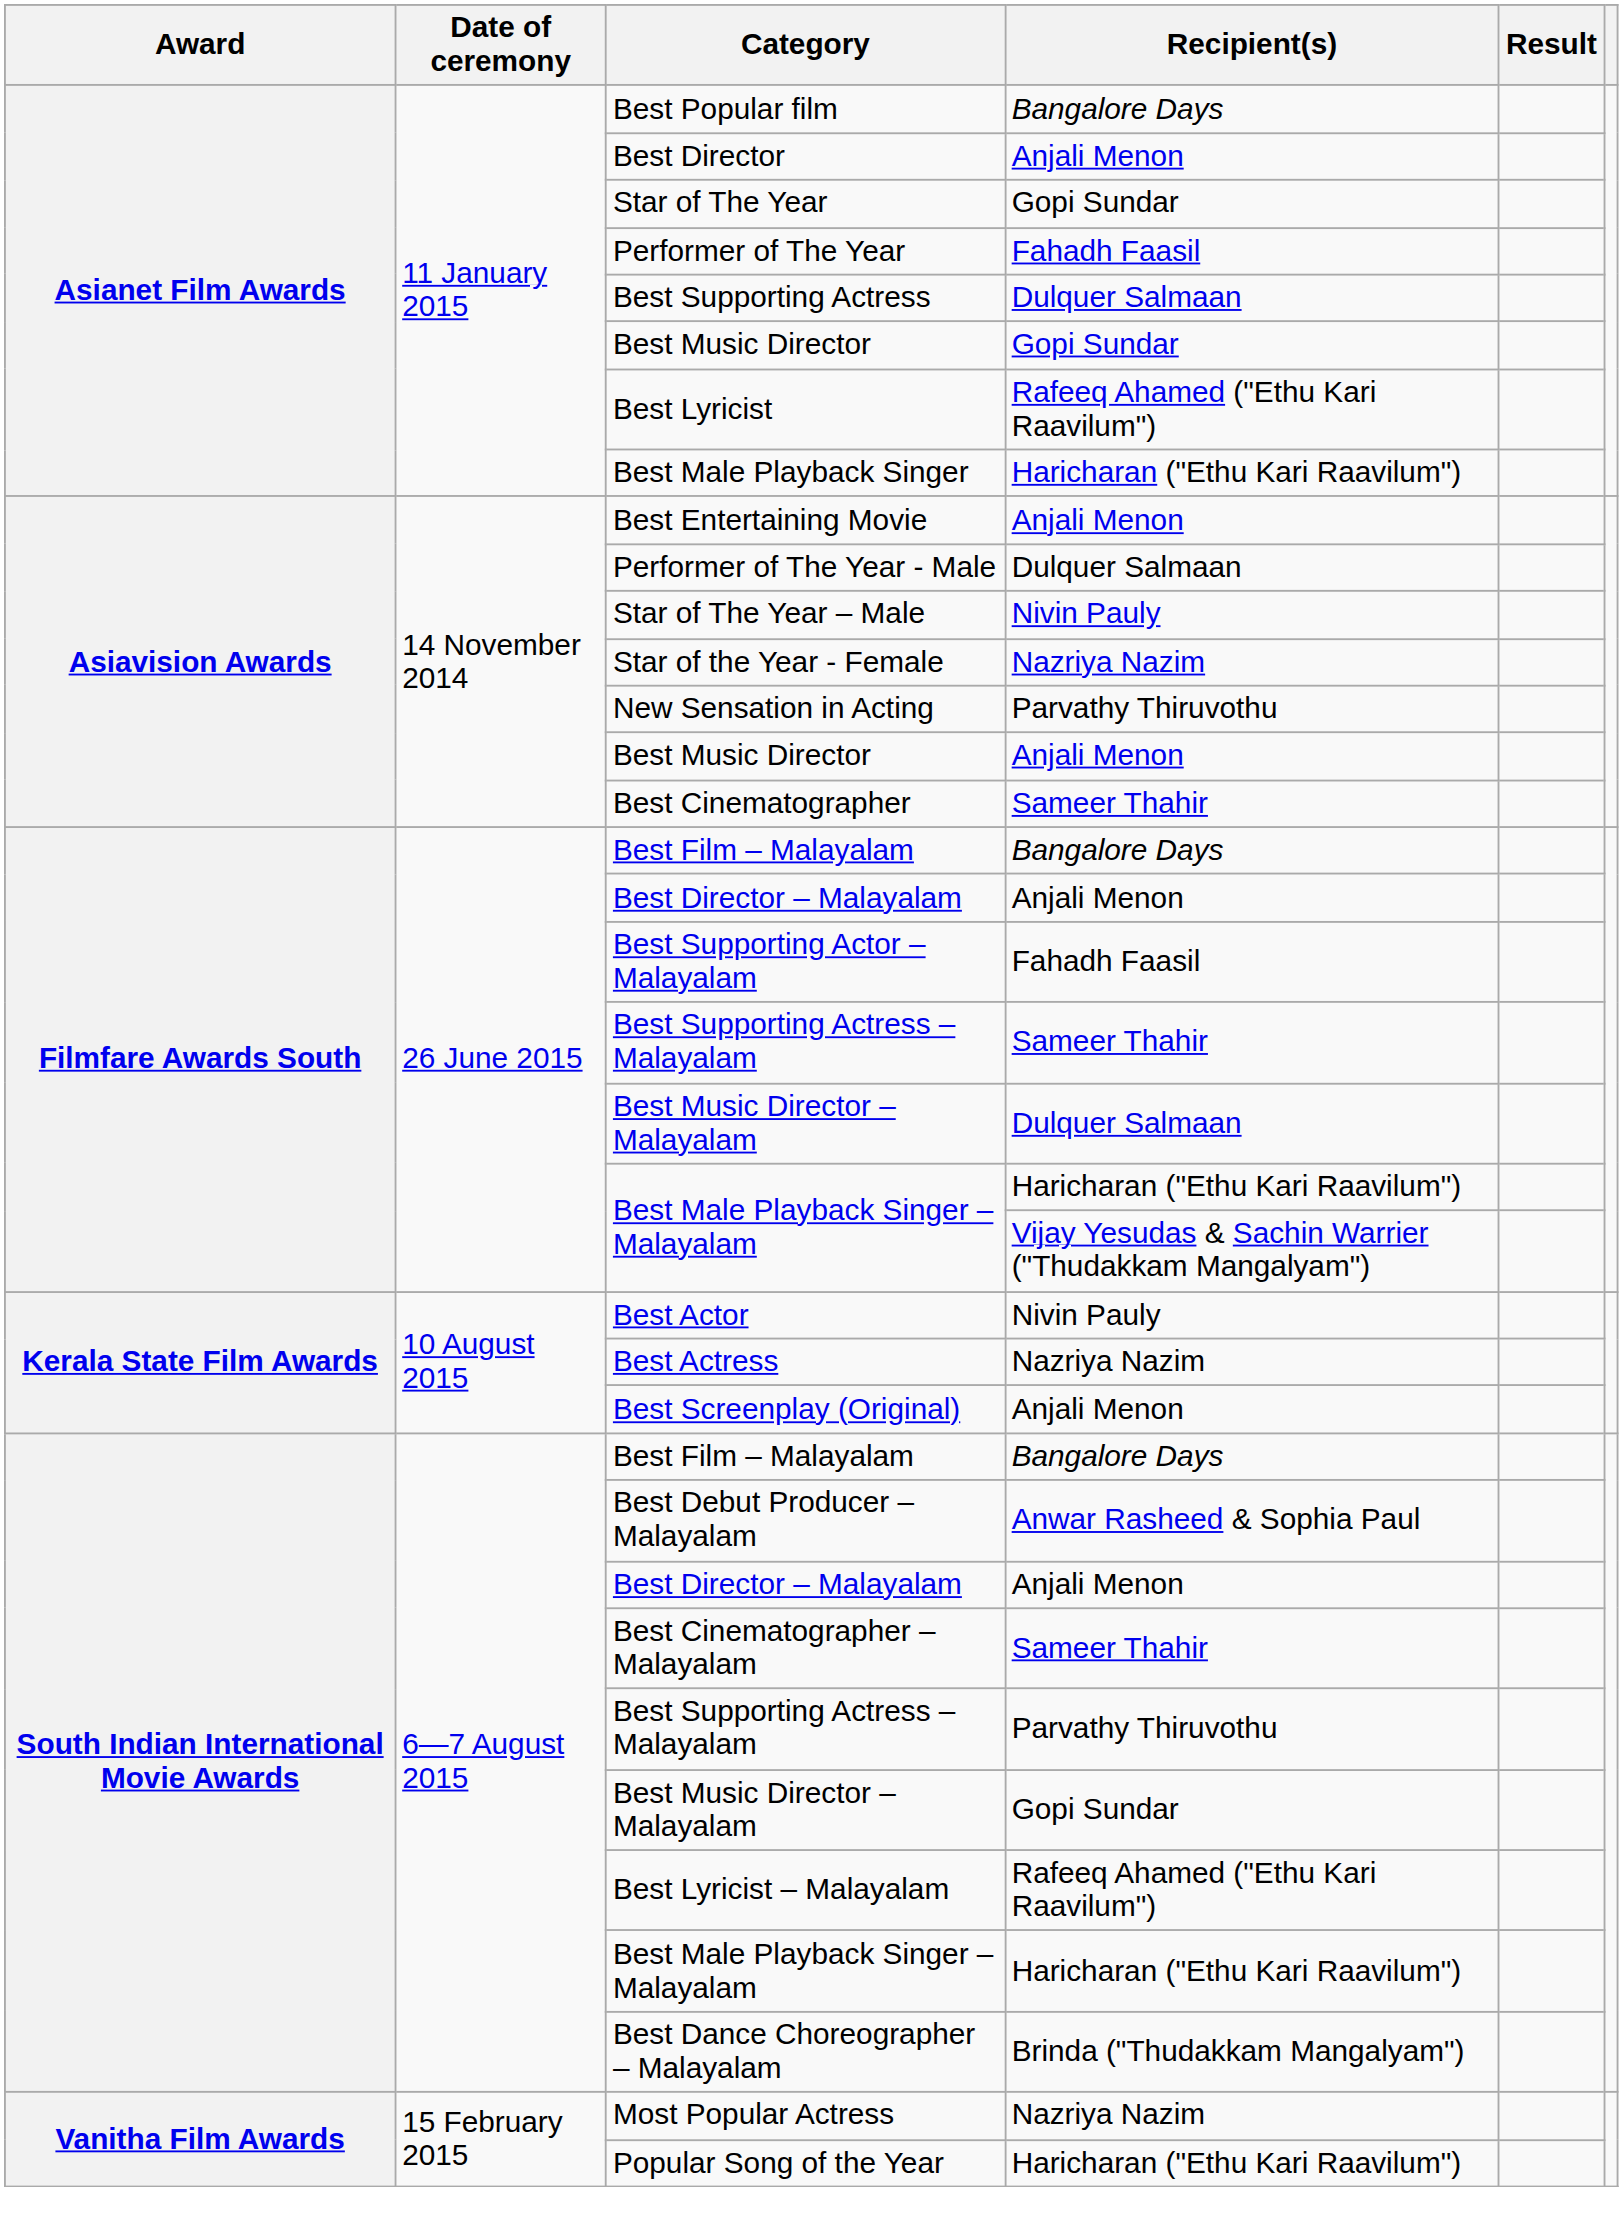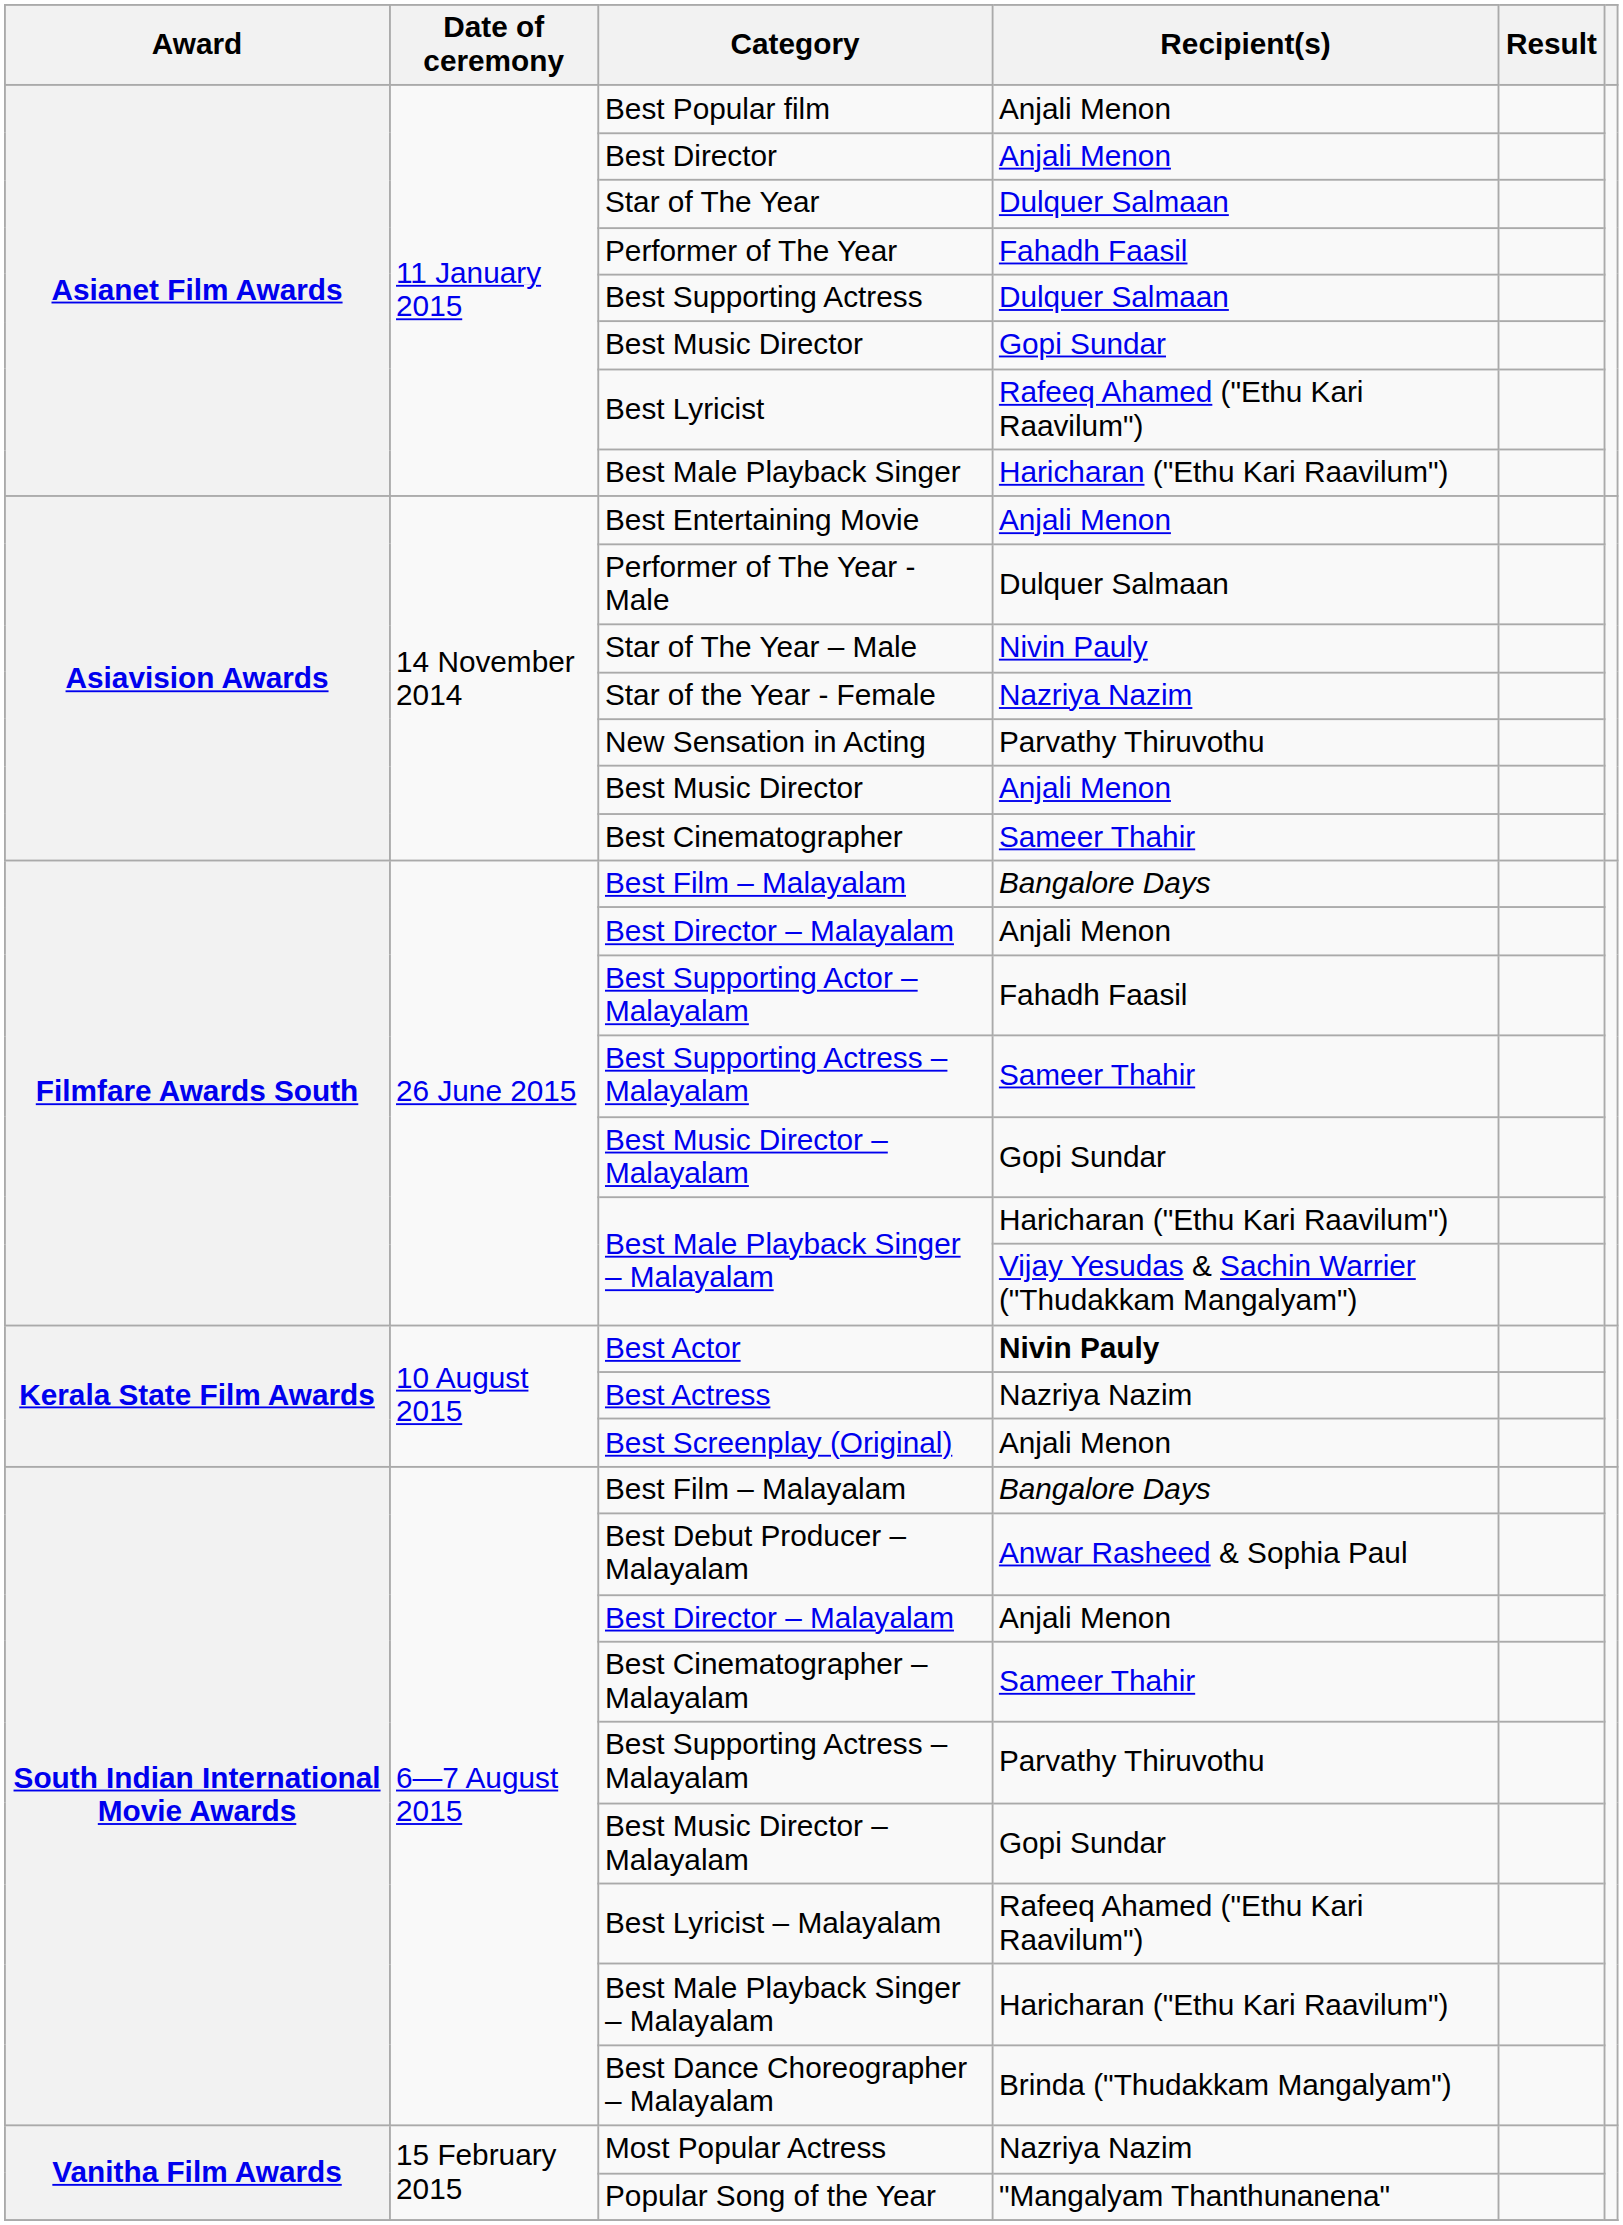(1118, 108) Bangalore Days -> (1085, 108) Anjali Menon
(1095, 203) Gopi Sundar -> (1114, 203) Dulquer Salmaan
(1127, 1122) Dulquer Salmaan -> (1082, 1156) Gopi Sundar
(1086, 1314) normal -> (1079, 1348) bold
(1236, 2162) Haricharan ("Ethu Kari Raavilum") -> (1195, 2195) "Mangalyam Thanthunanena"
